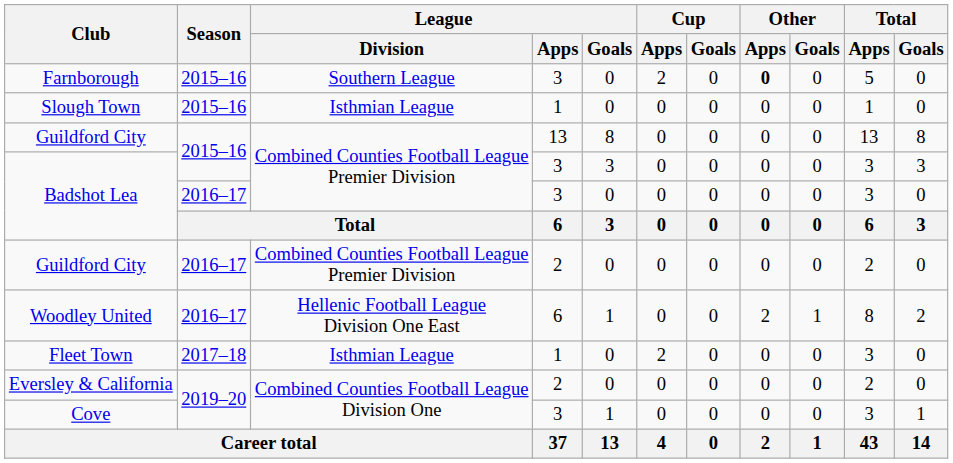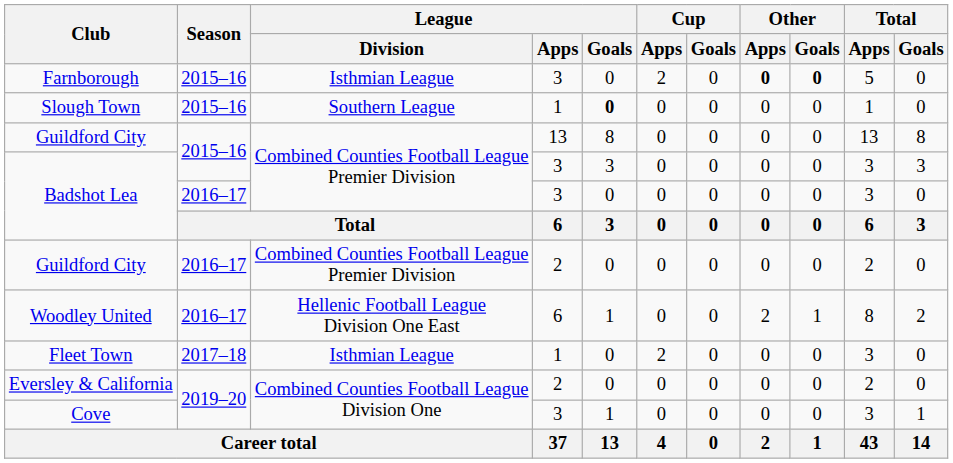(392, 78) Southern League -> (392, 78) Isthmian League
(817, 78) normal -> (817, 78) bold
(392, 107) Isthmian League -> (392, 107) Southern League
(610, 107) normal -> (610, 107) bold
